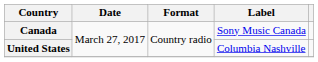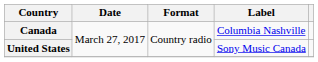(261, 30) Sony Music Canada -> (261, 30) Columbia Nashville
(261, 48) Columbia Nashville -> (261, 48) Sony Music Canada
